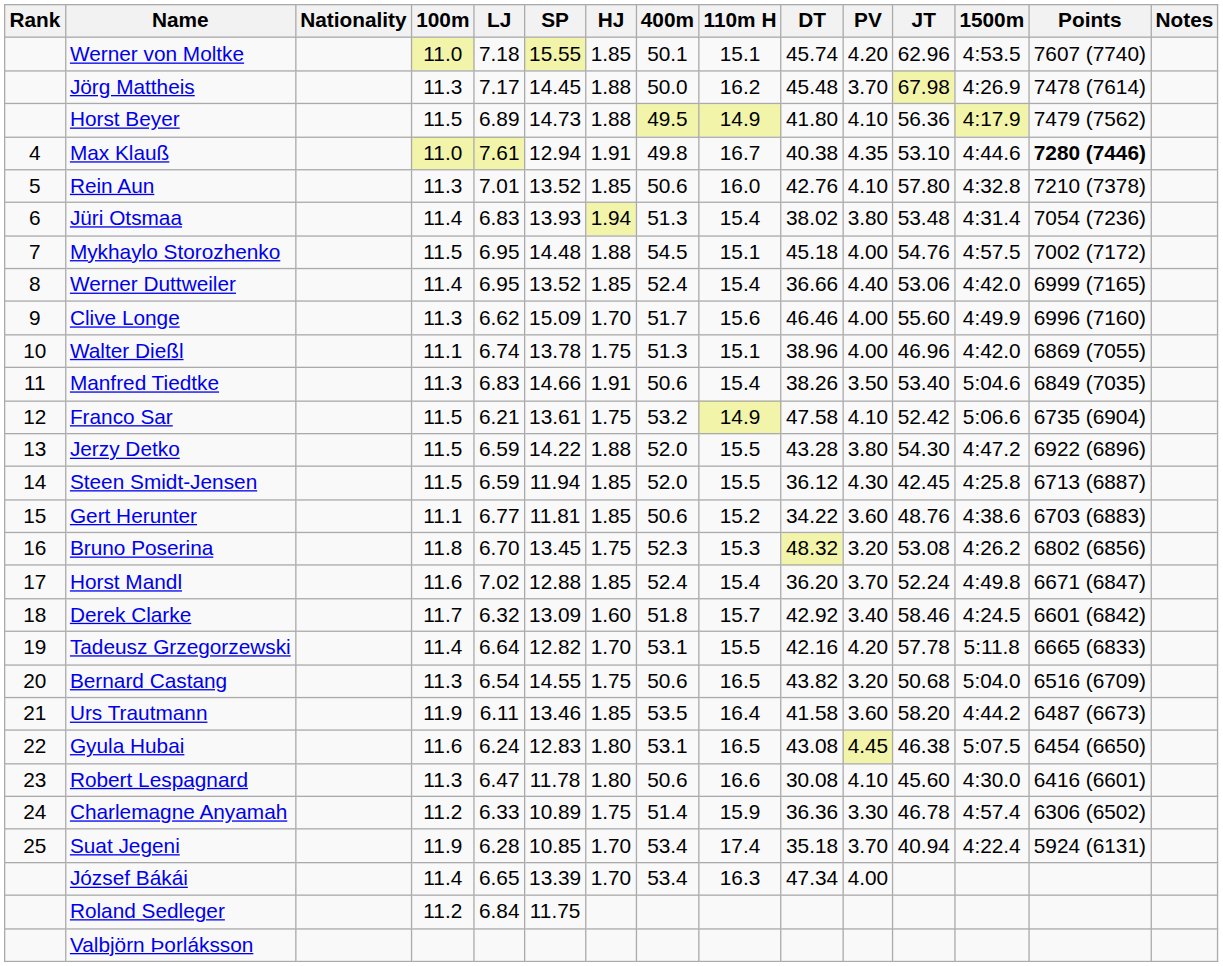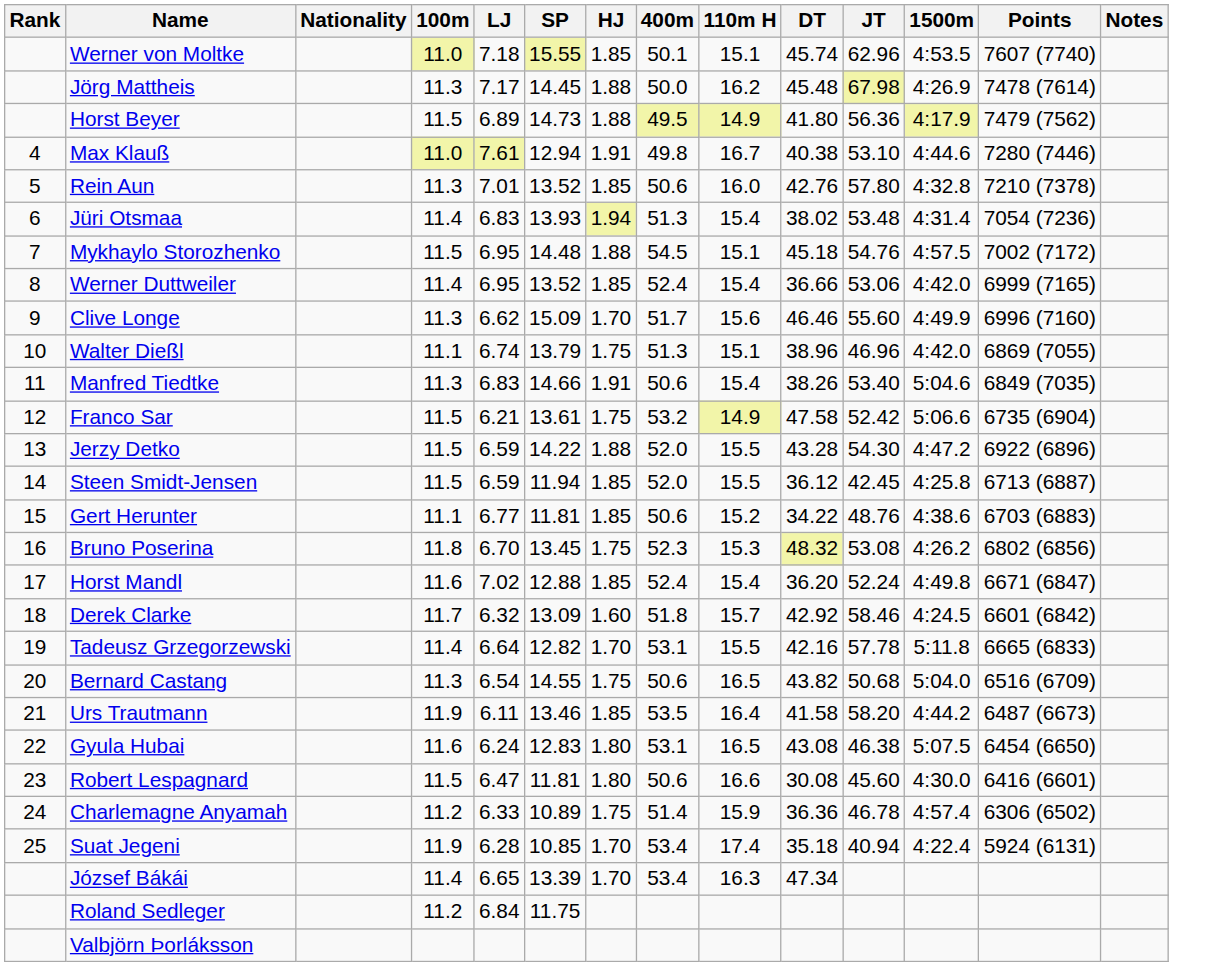- column: (868, 20)
(1090, 152) bold -> (1040, 152) normal
(555, 350) 13.78 -> (555, 350) 13.79
(443, 779) 11.3 -> (443, 779) 11.5
(555, 779) 11.78 -> (555, 779) 11.81
